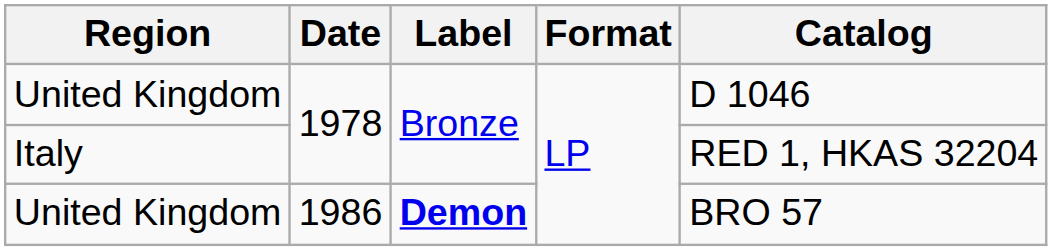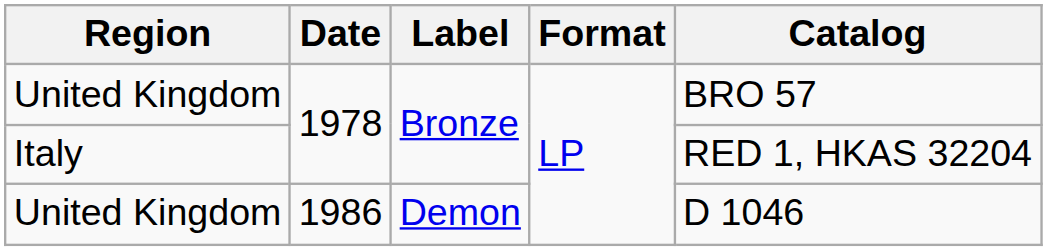(750, 93) D 1046 -> (750, 93) BRO 57
(463, 213) bold -> (460, 213) normal
(756, 213) BRO 57 -> (744, 213) D 1046
